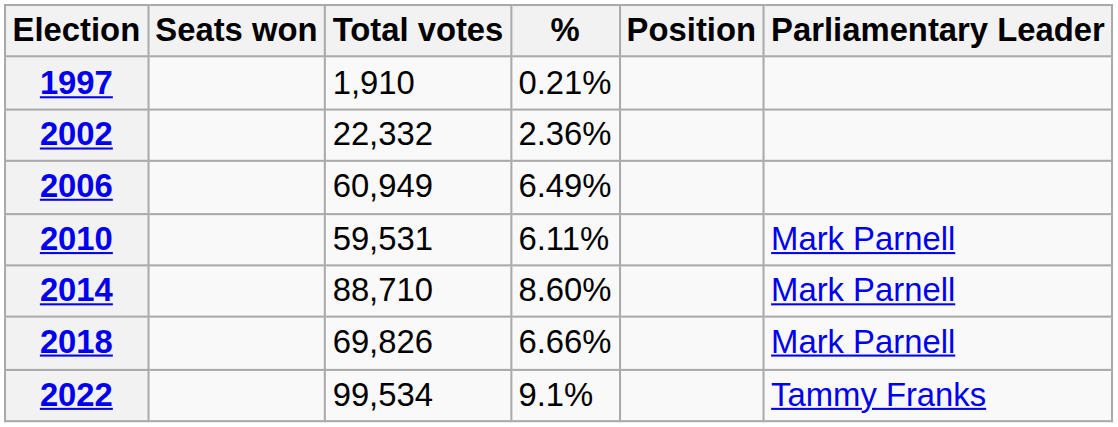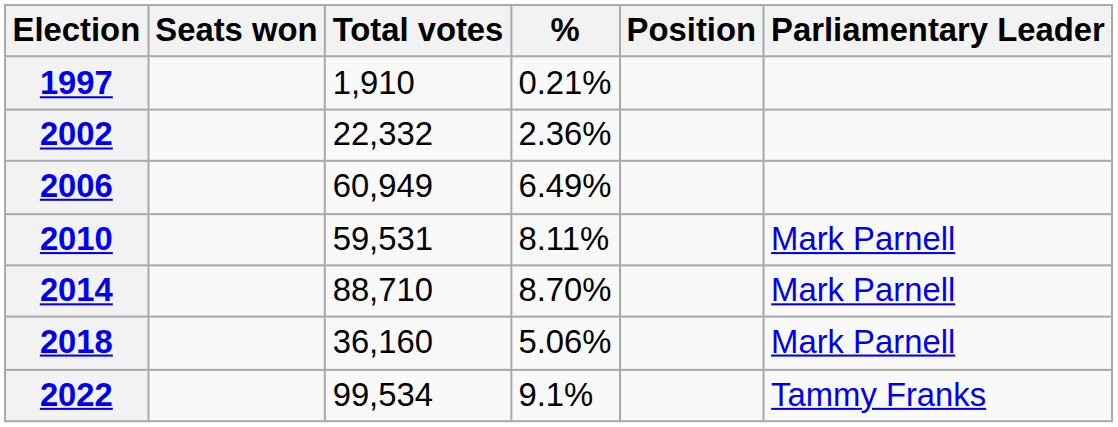(564, 238) 6.11% -> (564, 238) 8.11%
(565, 290) 8.60% -> (565, 290) 8.70%
(383, 342) 69,826 -> (383, 342) 36,160
(565, 342) 6.66% -> (565, 342) 5.06%
